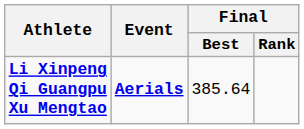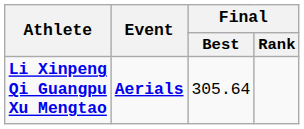(221, 90) 385.64 -> (221, 90) 305.64
